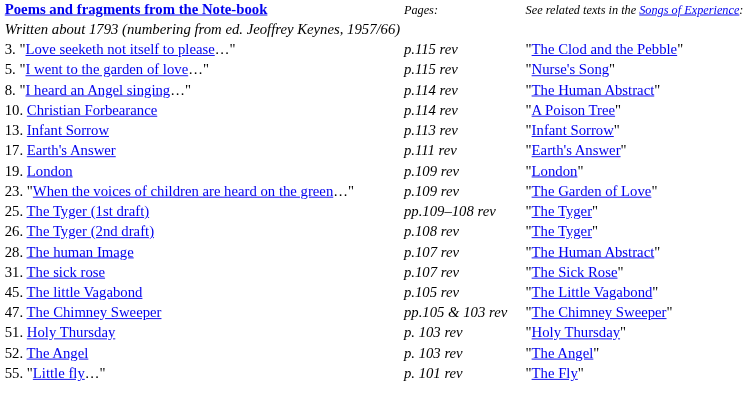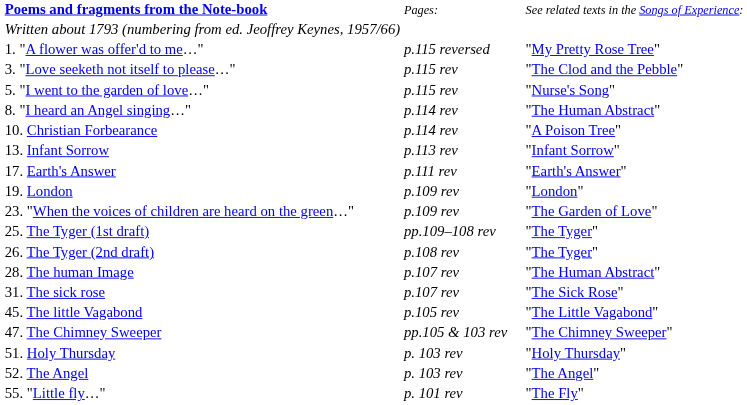+ row: (104, 49)
